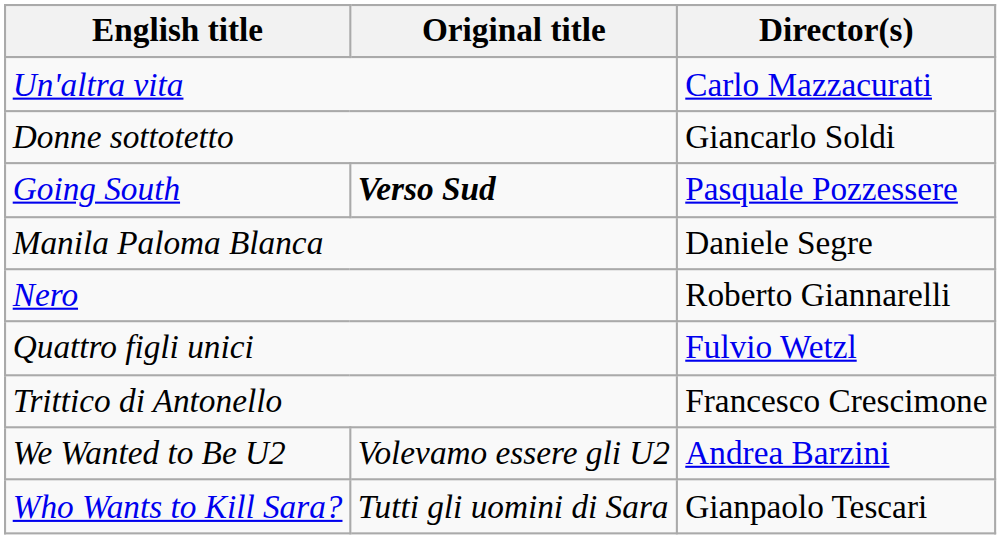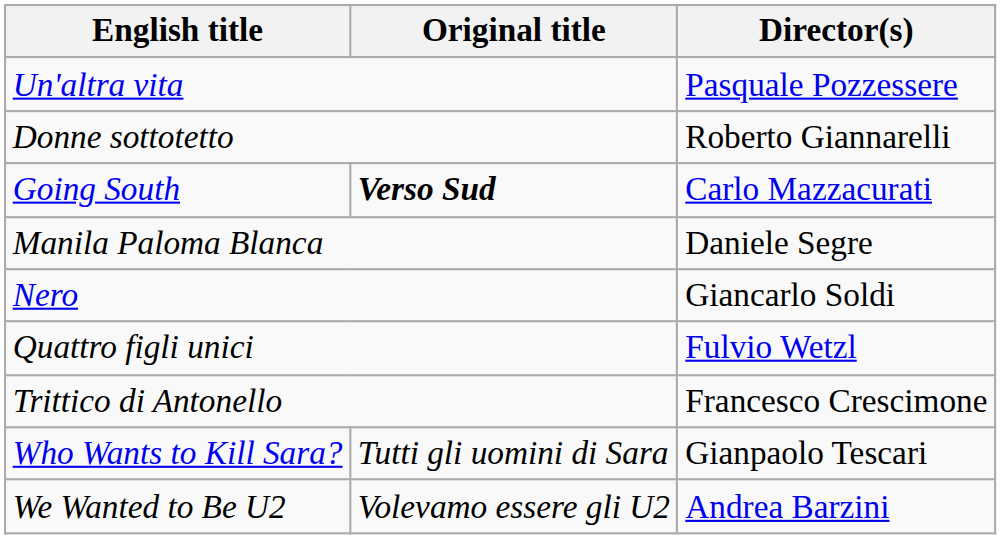(809, 83) Carlo Mazzacurati -> (822, 83) Pasquale Pozzessere
(790, 136) Giancarlo Soldi -> (818, 136) Roberto Giannarelli
(822, 189) Pasquale Pozzessere -> (809, 189) Carlo Mazzacurati
(818, 294) Roberto Giannarelli -> (790, 294) Giancarlo Soldi
rows swapped: (149, 453) <-> (178, 505)
